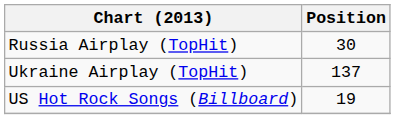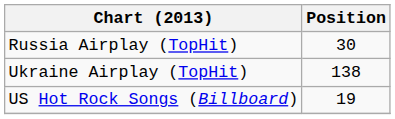(346, 72) 137 -> (346, 72) 138
